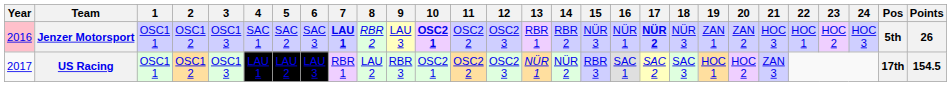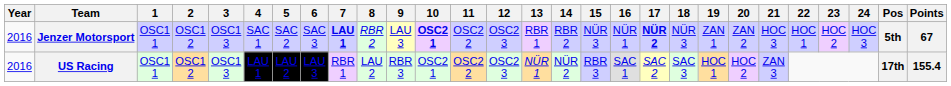(19, 37) pink background -> (19, 37) no background
(927, 37) 26 -> (927, 37) 67
(19, 66) 2017 -> (19, 66) 2016
(927, 66) 154.5 -> (927, 66) 155.4
